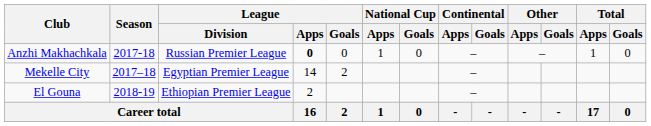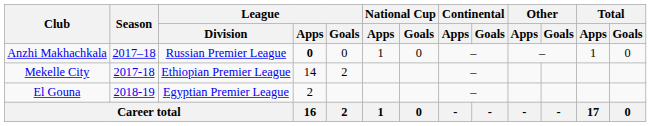(134, 53) 2017-18 -> (134, 53) 2017–18
(134, 72) 2017–18 -> (134, 72) 2017-18
(226, 72) Egyptian Premier League -> (226, 72) Ethiopian Premier League
(226, 92) Ethiopian Premier League -> (226, 92) Egyptian Premier League
